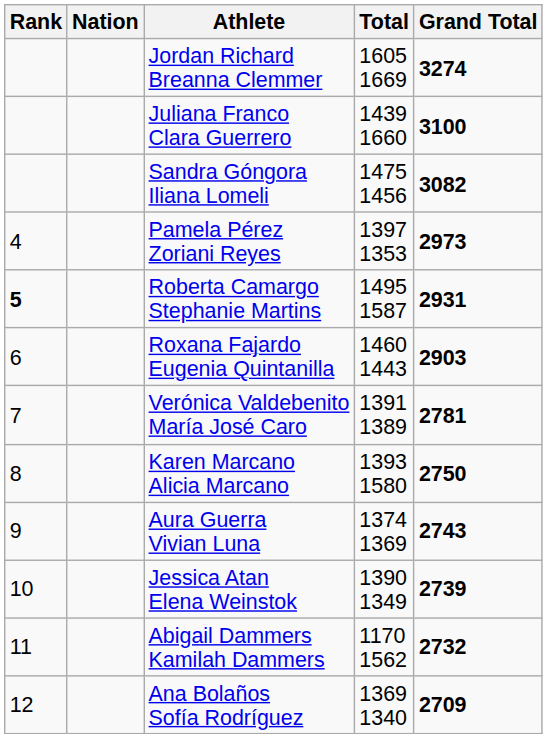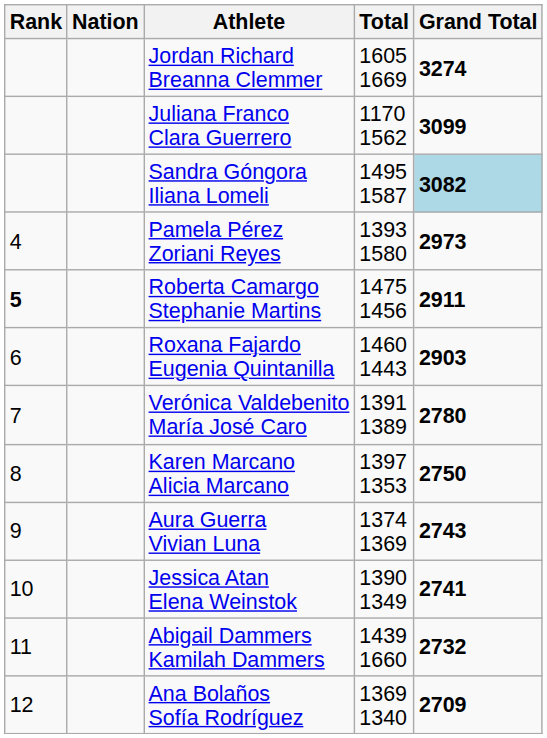(383, 126) 1439 1660 -> (383, 126) 1170 1562
(443, 126) 3100 -> (443, 126) 3099
(383, 184) 1475 1456 -> (383, 184) 1495 1587
(443, 184) no background -> (443, 184) lightblue background
(383, 241) 1397 1353 -> (383, 241) 1393 1580
(383, 299) 1495 1587 -> (383, 299) 1475 1456
(443, 299) 2931 -> (442, 299) 2911
(443, 415) 2781 -> (443, 415) 2780
(383, 473) 1393 1580 -> (383, 473) 1397 1353
(443, 589) 2739 -> (443, 589) 2741
(383, 647) 1170 1562 -> (383, 647) 1439 1660
